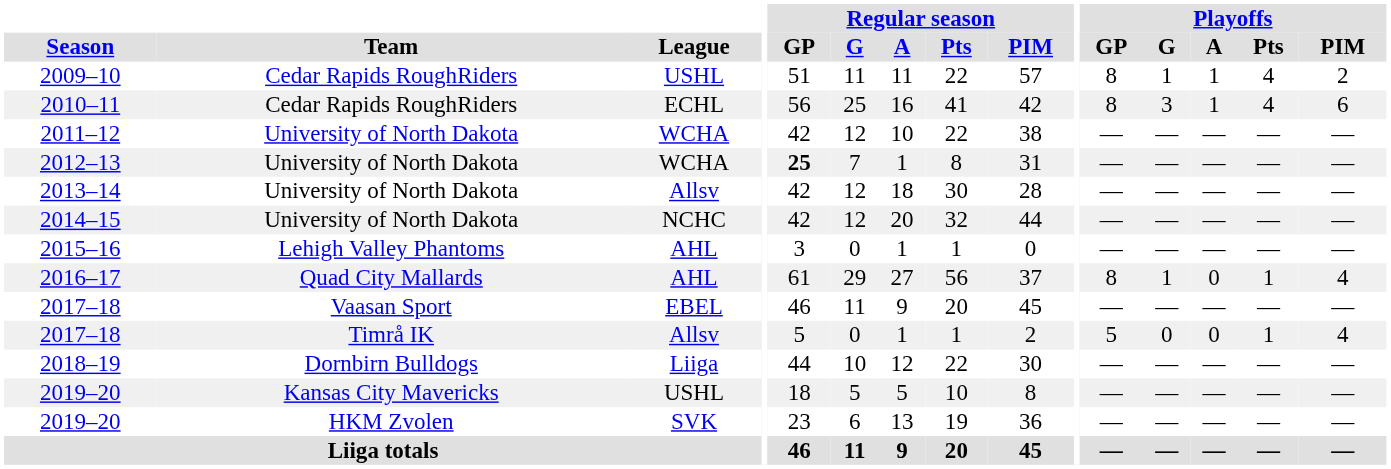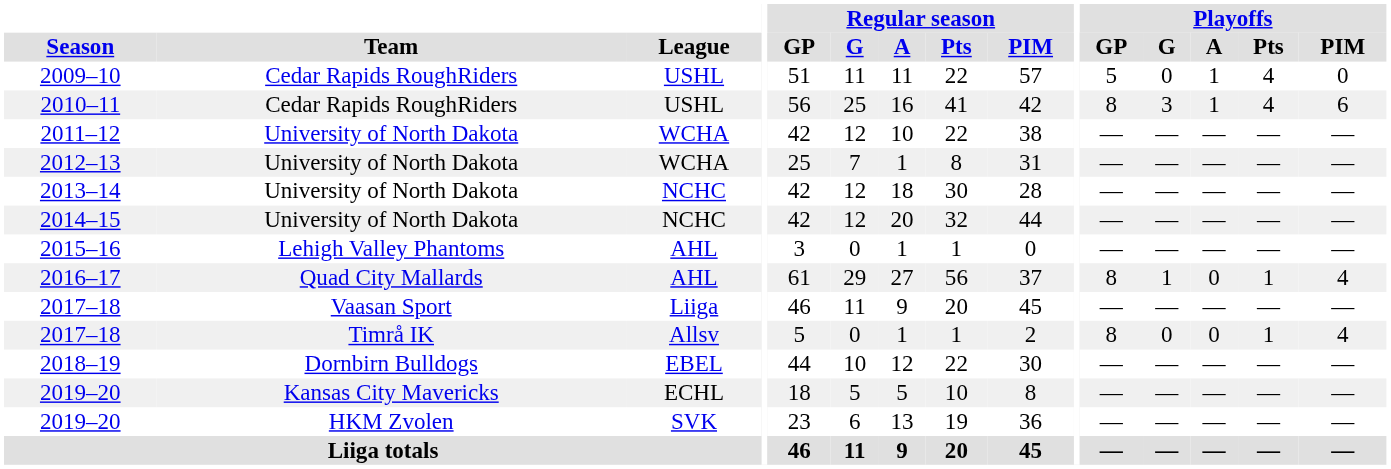(1111, 75) 8 -> (1111, 75) 5
(1167, 75) 1 -> (1167, 75) 0
(1343, 75) 2 -> (1343, 75) 0
(694, 104) ECHL -> (694, 104) USHL
(799, 162) bold -> (799, 162) normal
(694, 190) Allsv -> (694, 190) NCHC
(694, 306) EBEL -> (694, 306) Liiga
(1111, 334) 5 -> (1111, 334) 8
(694, 363) Liiga -> (694, 363) EBEL
(694, 392) USHL -> (694, 392) ECHL
